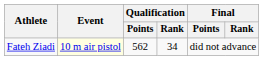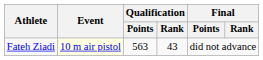(140, 47) 562 -> (140, 47) 563
(172, 47) 34 -> (172, 47) 43
